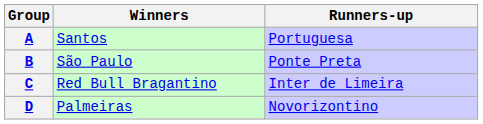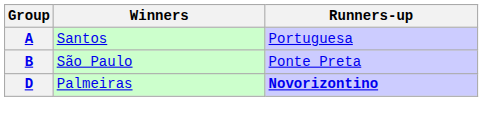- row: (29, 85)
(323, 108) normal -> (323, 85) bold
